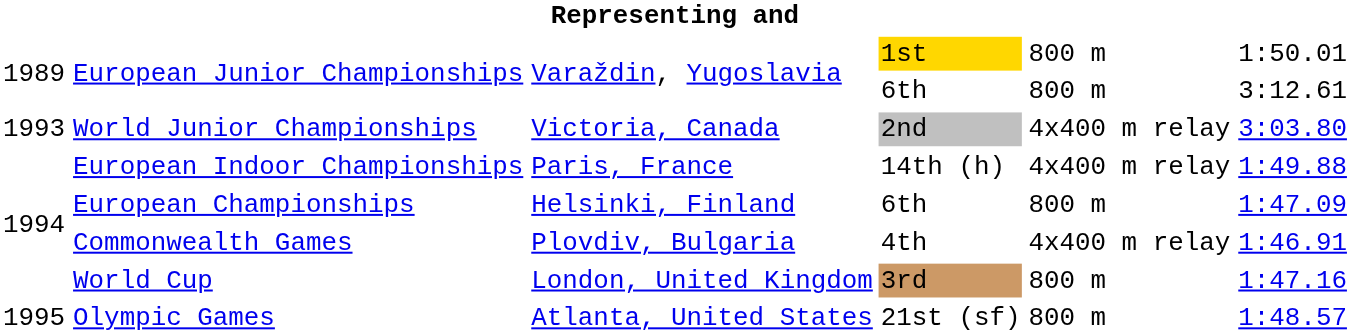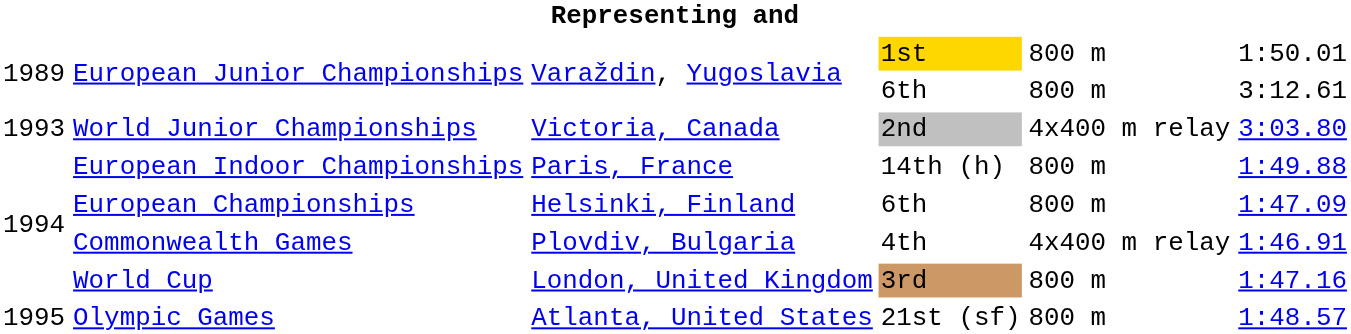(1129, 167) 4x400 m relay -> (1067, 167) 800 m
